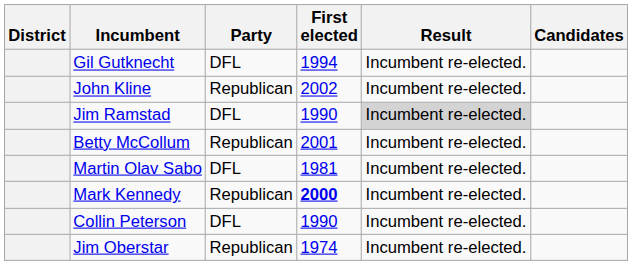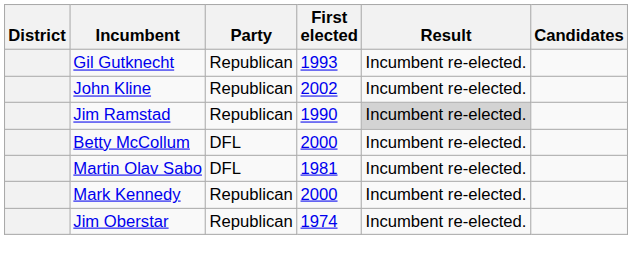(225, 62) DFL -> (251, 62) Republican
(319, 62) 1994 -> (319, 62) 1993
(225, 115) DFL -> (251, 115) Republican
(251, 141) Republican -> (225, 141) DFL
(319, 141) 2001 -> (319, 141) 2000
(319, 194) bold -> (319, 194) normal
- row: (130, 221)
